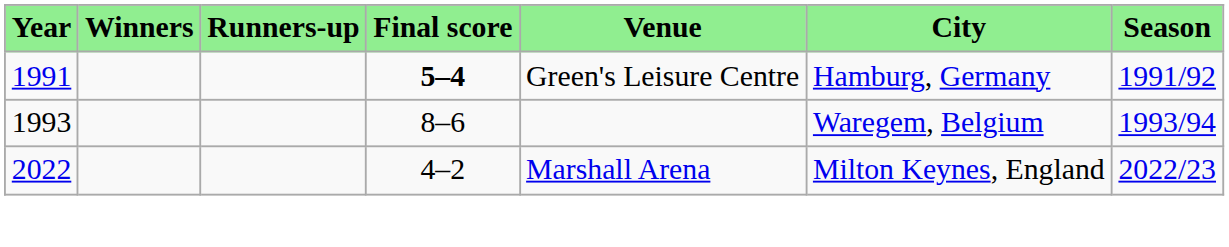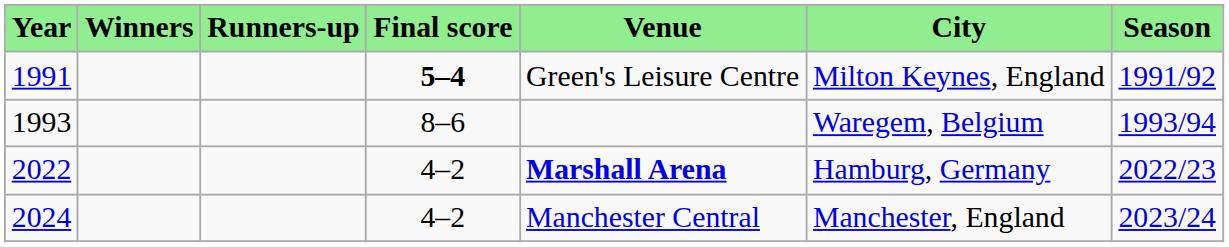(932, 75) Hamburg, Germany -> (959, 75) Milton Keynes, England
(618, 169) normal -> (626, 169) bold
(959, 169) Milton Keynes, England -> (932, 169) Hamburg, Germany
+ row: (42, 216)
